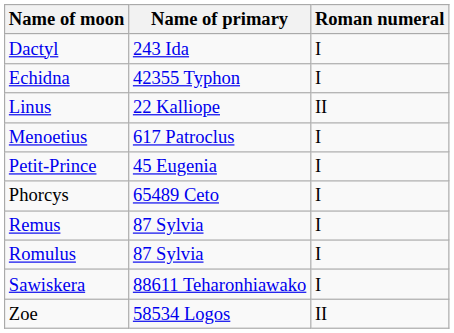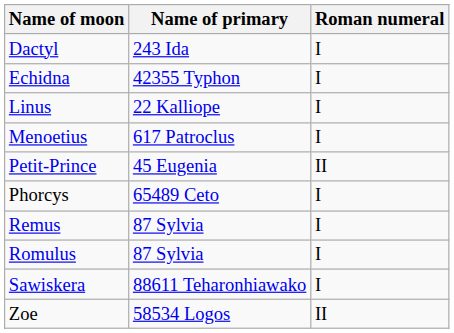(321, 107) II -> (318, 107) I
(318, 166) I -> (321, 166) II
